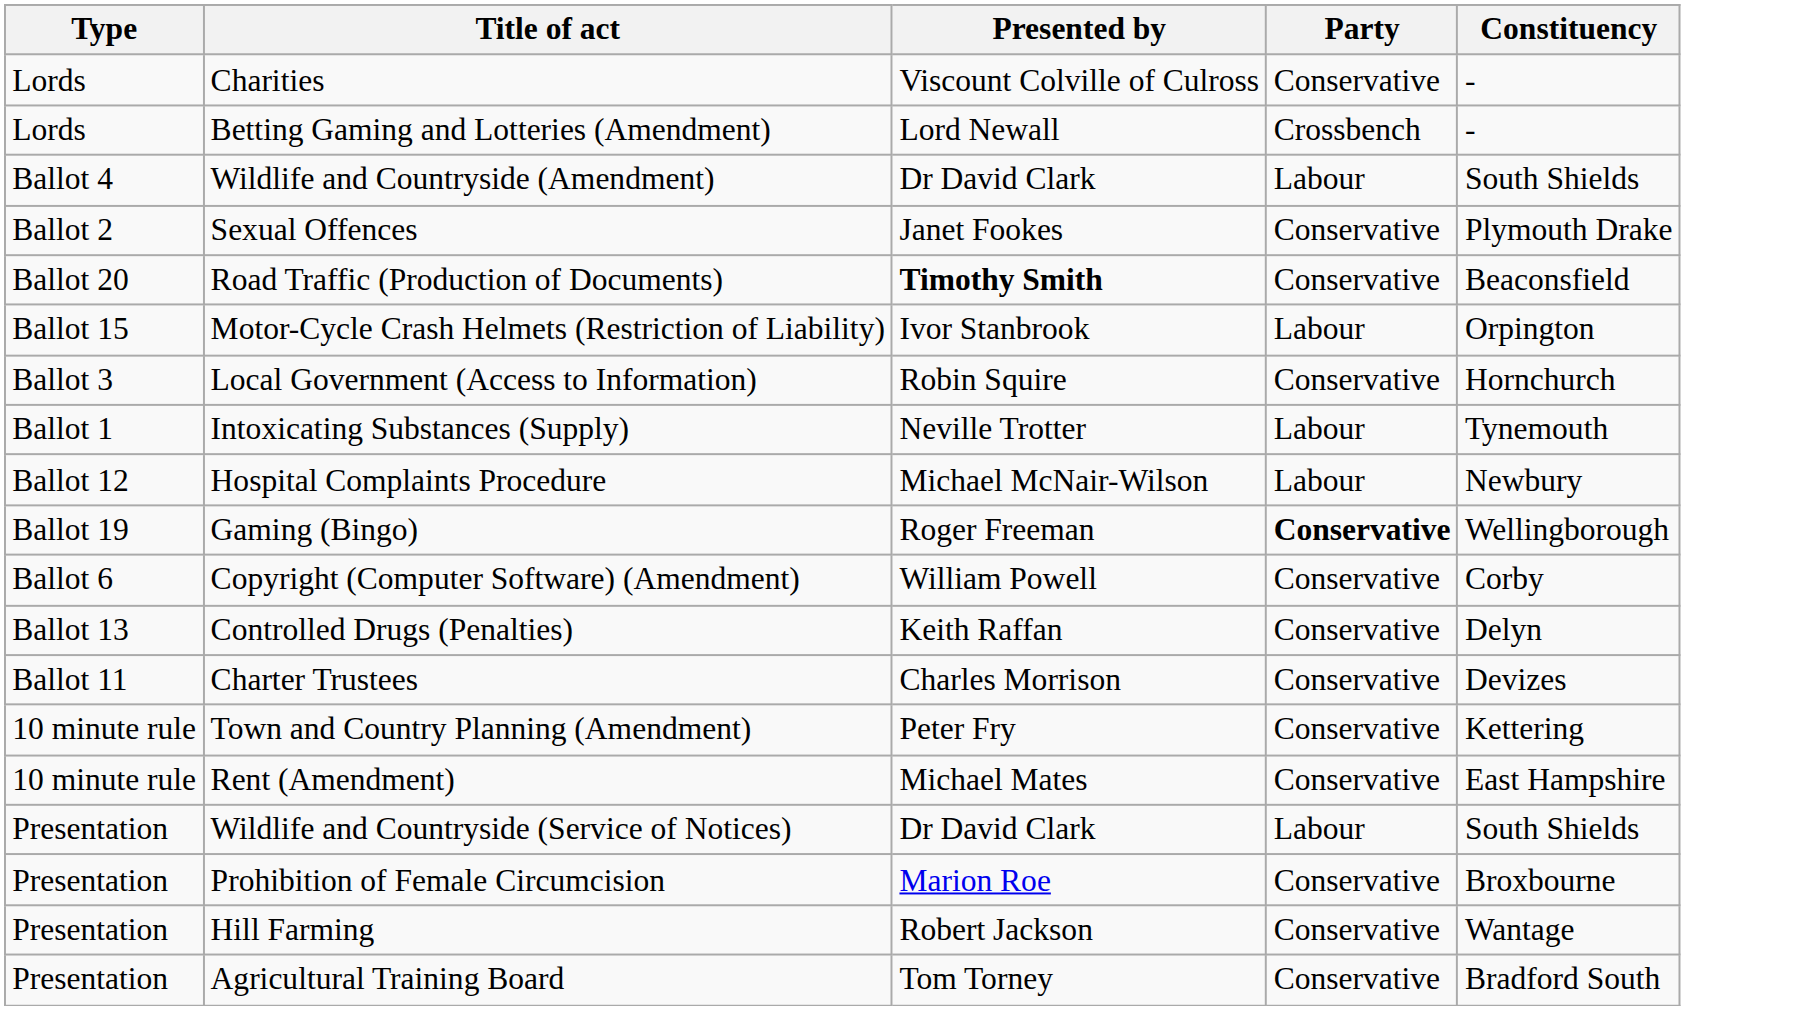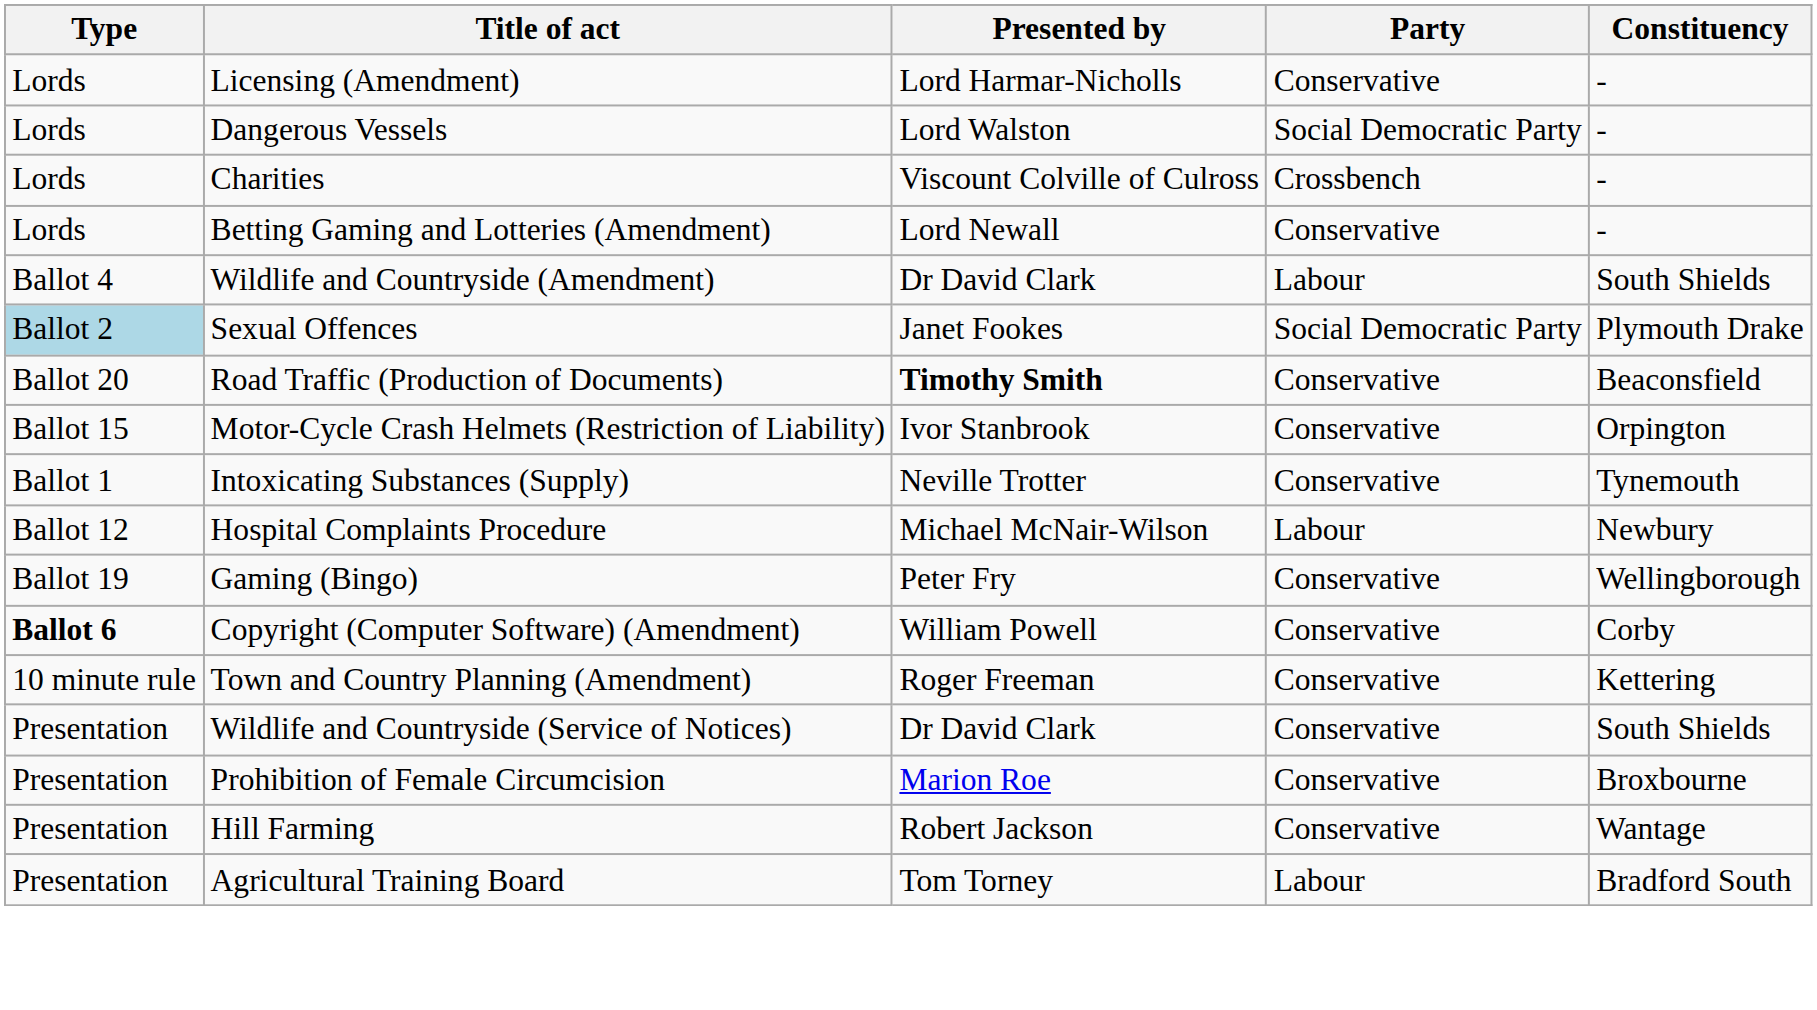+ row: (365, 79)
+ row: (329, 129)
(1357, 79) Conservative -> (1347, 179) Crossbench
(1347, 129) Crossbench -> (1357, 229) Conservative
(63, 229) no background -> (63, 329) lightblue background
(1357, 229) Conservative -> (1428, 329) Social Democratic Party
(1319, 329) Labour -> (1357, 429) Conservative
- row: (484, 379)
(1319, 429) Labour -> (1357, 479) Conservative
(997, 529) Roger Freeman -> (958, 579) Peter Fry
(1362, 529) bold -> (1357, 579) normal
(63, 579) normal -> (64, 629) bold
- row: (392, 629)
- row: (314, 679)
(958, 729) Peter Fry -> (997, 679) Roger Freeman
- row: (333, 779)
(1319, 829) Labour -> (1357, 729) Conservative
(1357, 979) Conservative -> (1319, 879) Labour
